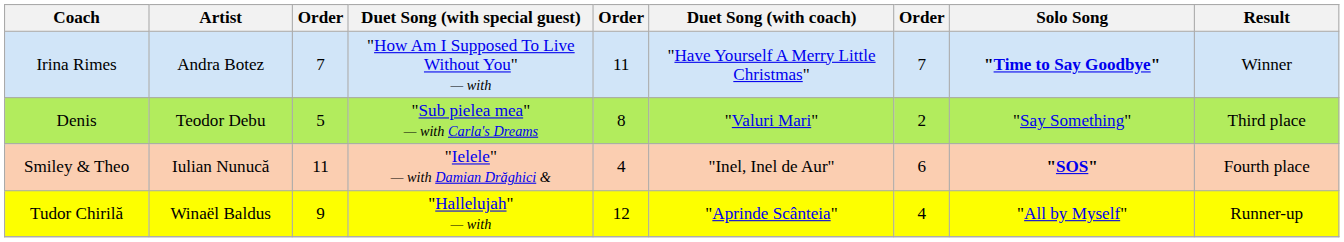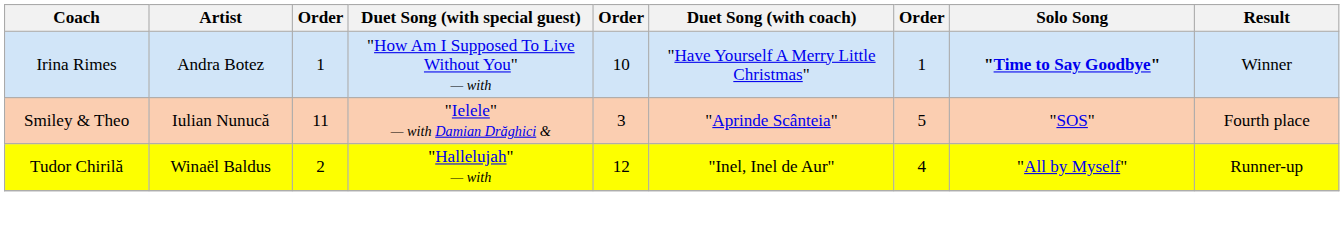(321, 64) 7 -> (321, 64) 1
(621, 64) 11 -> (621, 64) 10
(922, 64) 7 -> (922, 64) 1
- row: (77, 120)
(621, 166) 4 -> (621, 120) 3
(772, 166) "Inel, Inel de Aur" -> (772, 120) "Aprinde Scânteia"
(922, 166) 6 -> (922, 120) 5
(1072, 166) bold -> (1072, 120) normal
(321, 213) 9 -> (321, 166) 2
(772, 213) "Aprinde Scânteia" -> (772, 166) "Inel, Inel de Aur"
